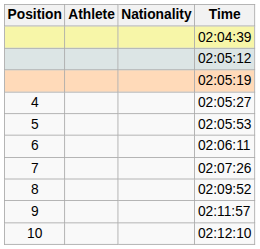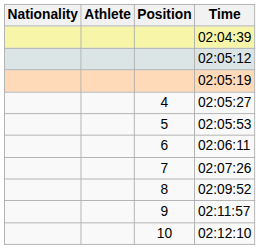columns swapped: (35, 15) <-> (156, 15)
